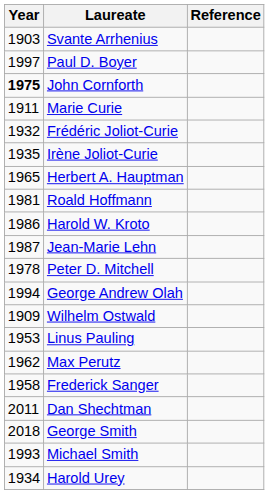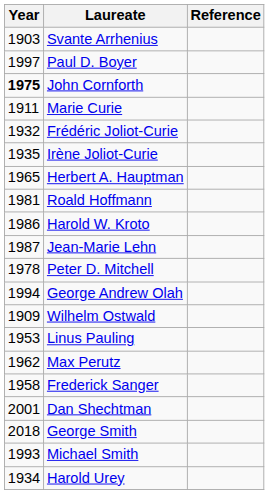(23, 408) 2011 -> (24, 408) 2001
